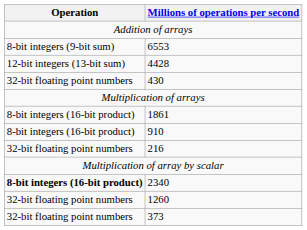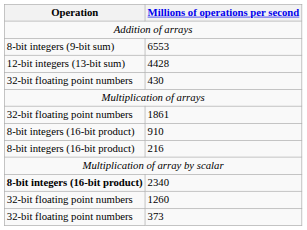(71, 115) 8-bit integers (16-bit product) -> (70, 115) 32-bit floating point numbers
(70, 149) 32-bit floating point numbers -> (71, 149) 8-bit integers (16-bit product)
